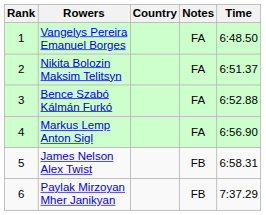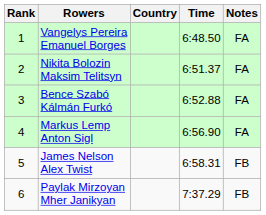columns swapped: (239, 13) <-> (198, 13)
